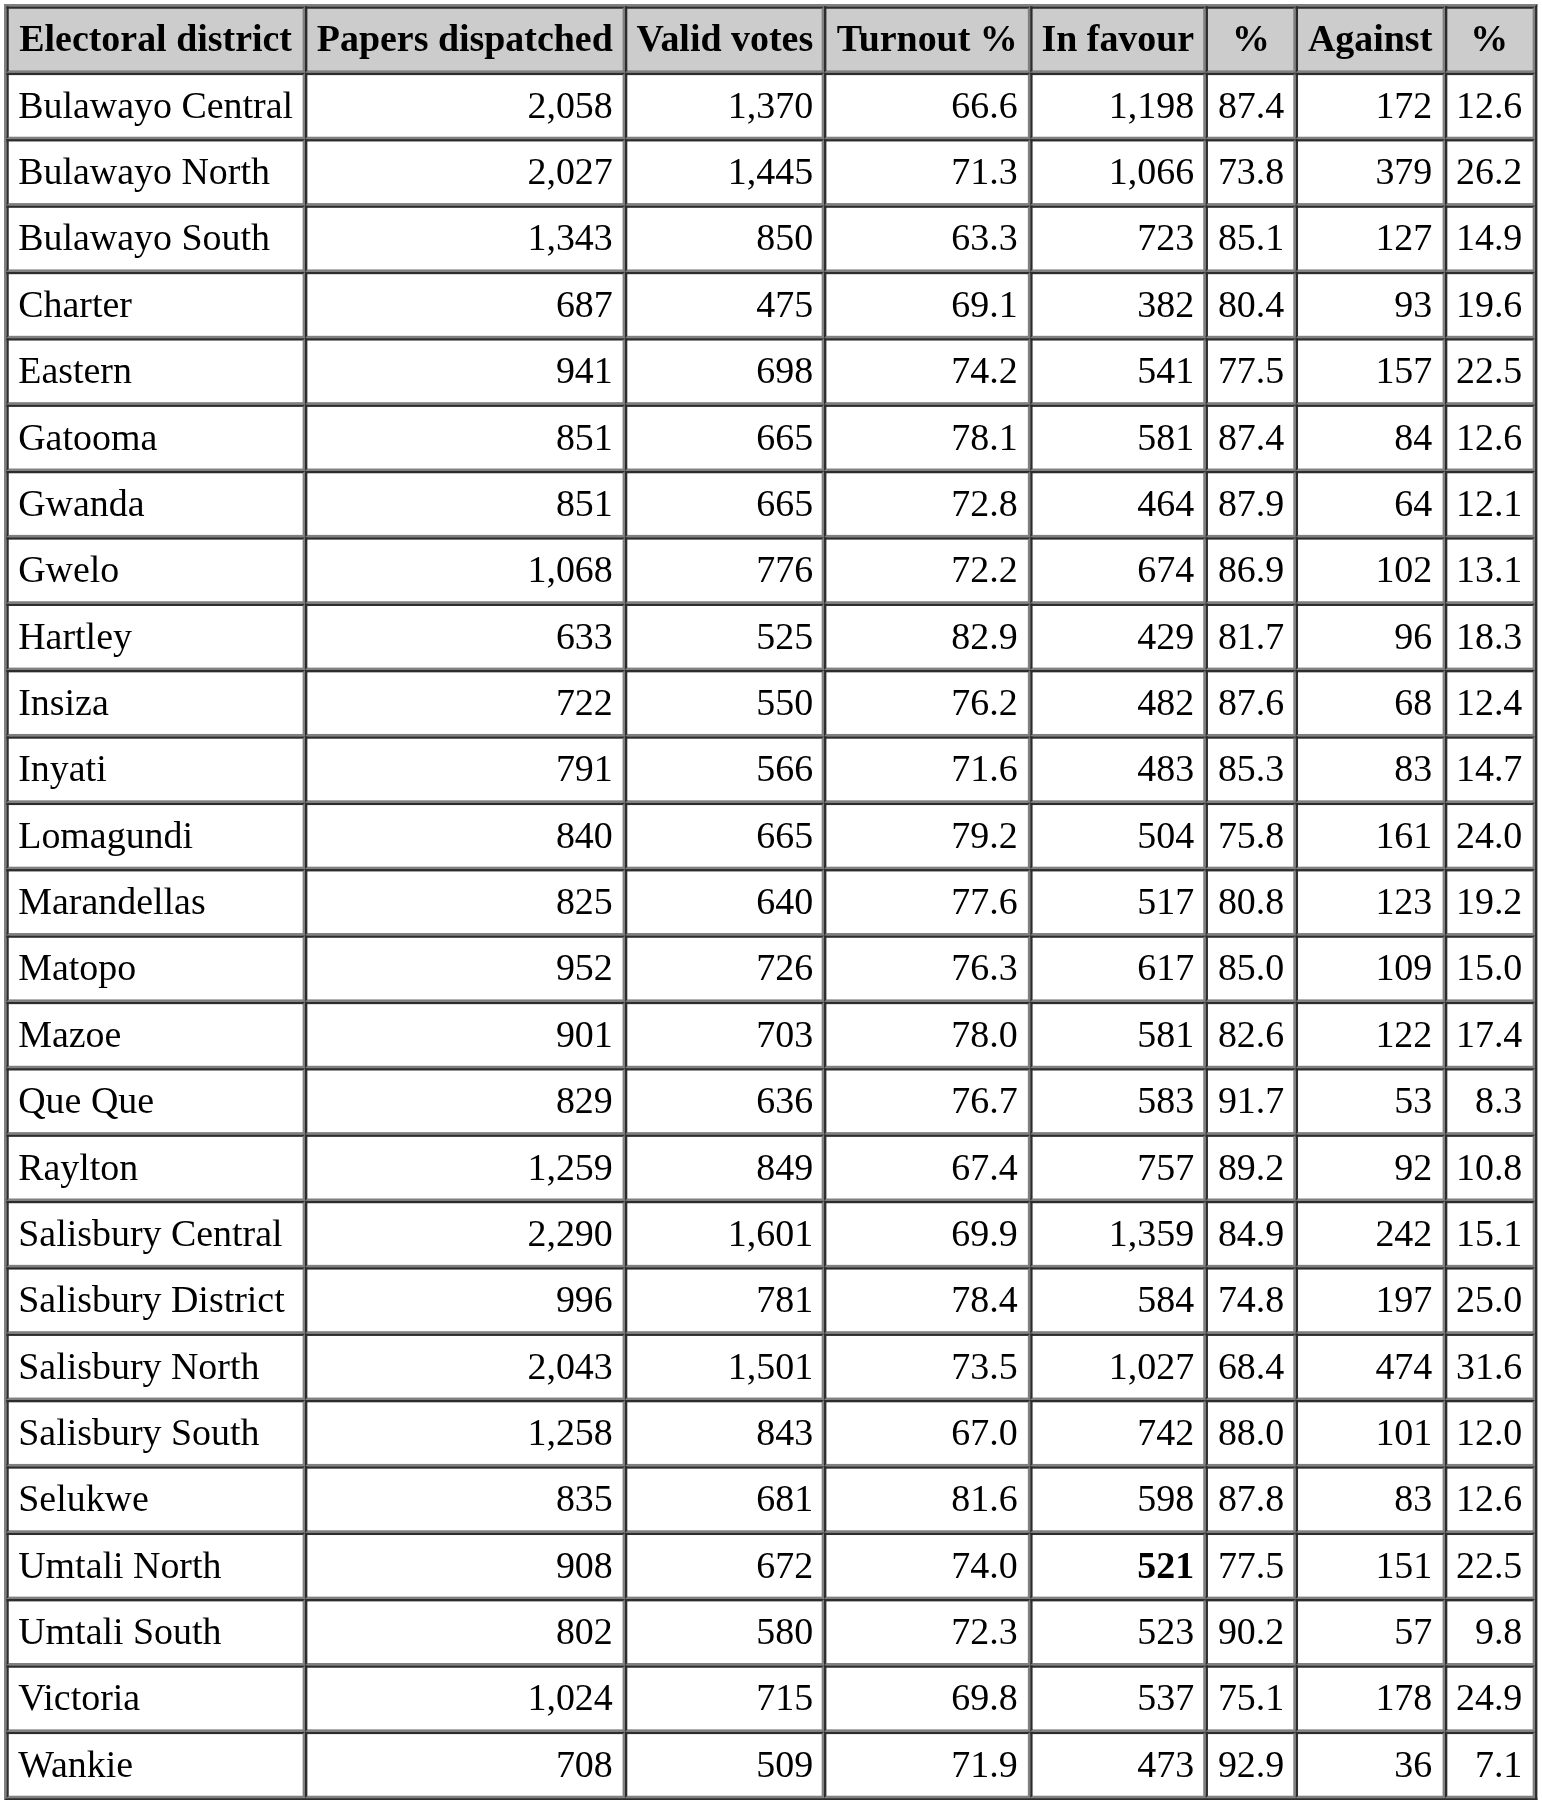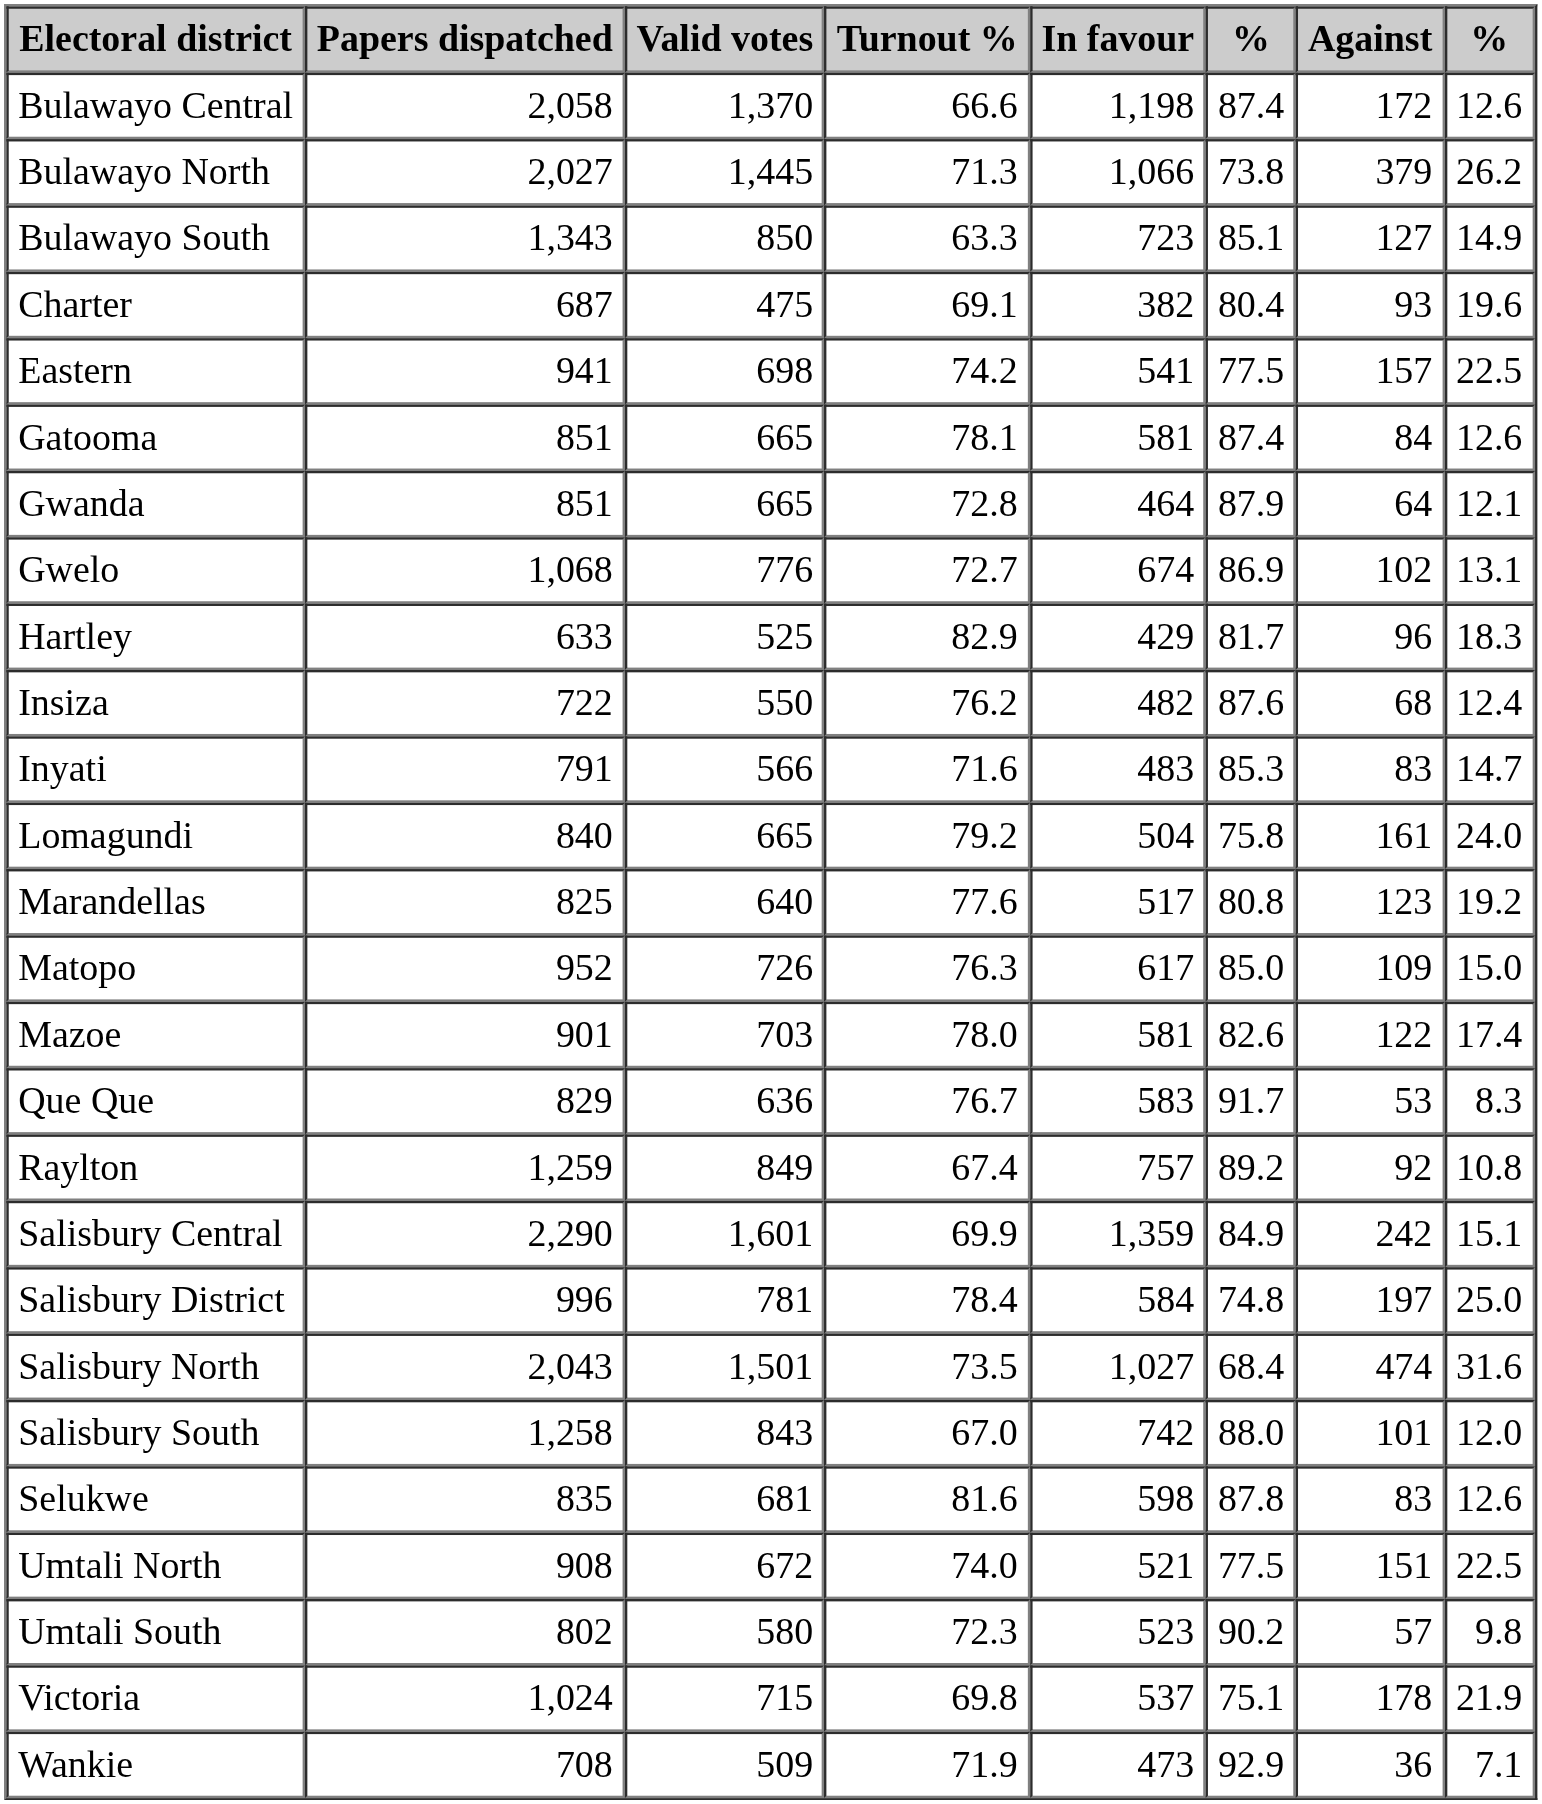(985, 569) 72.2 -> (985, 569) 72.7
(1166, 1565) bold -> (1166, 1565) normal
(1489, 1697) 24.9 -> (1489, 1697) 21.9
